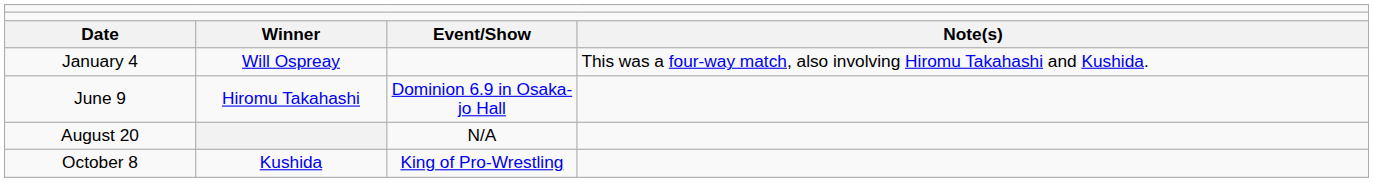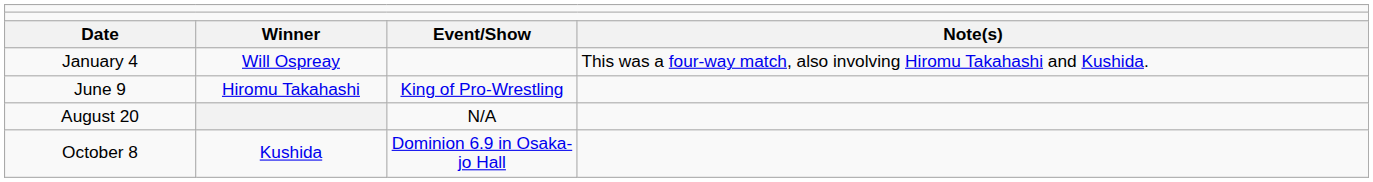(482, 98) Dominion 6.9 in Osaka-jo Hall -> (482, 88) King of Pro-Wrestling
(482, 163) King of Pro-Wrestling -> (482, 153) Dominion 6.9 in Osaka-jo Hall
